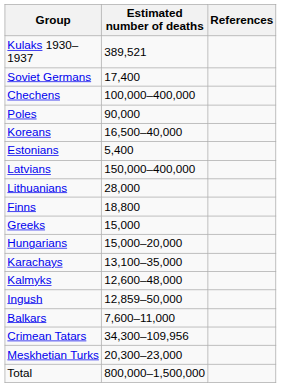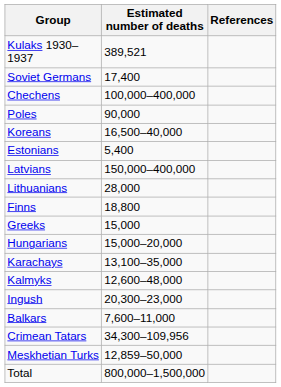(143, 299) 12,859–50,000 -> (143, 299) 20,300–23,000
(143, 354) 20,300–23,000 -> (143, 354) 12,859–50,000
